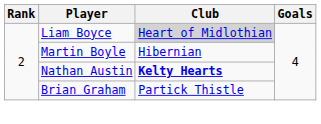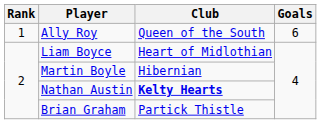+ row: (69, 33)
(205, 33) lightgrey background -> (205, 52) no background
